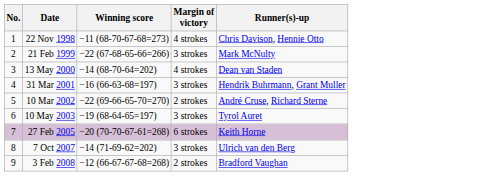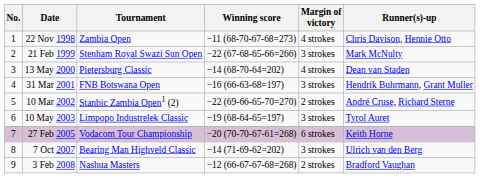+ column: (141, 18)
